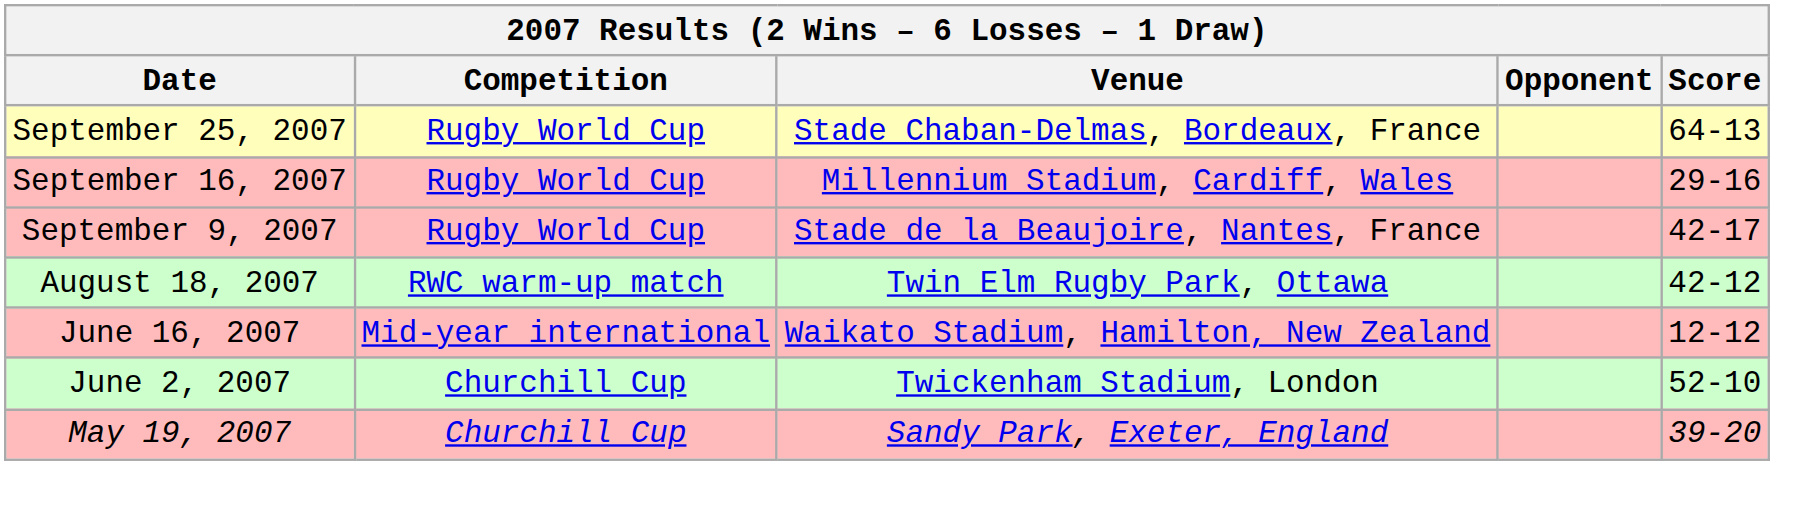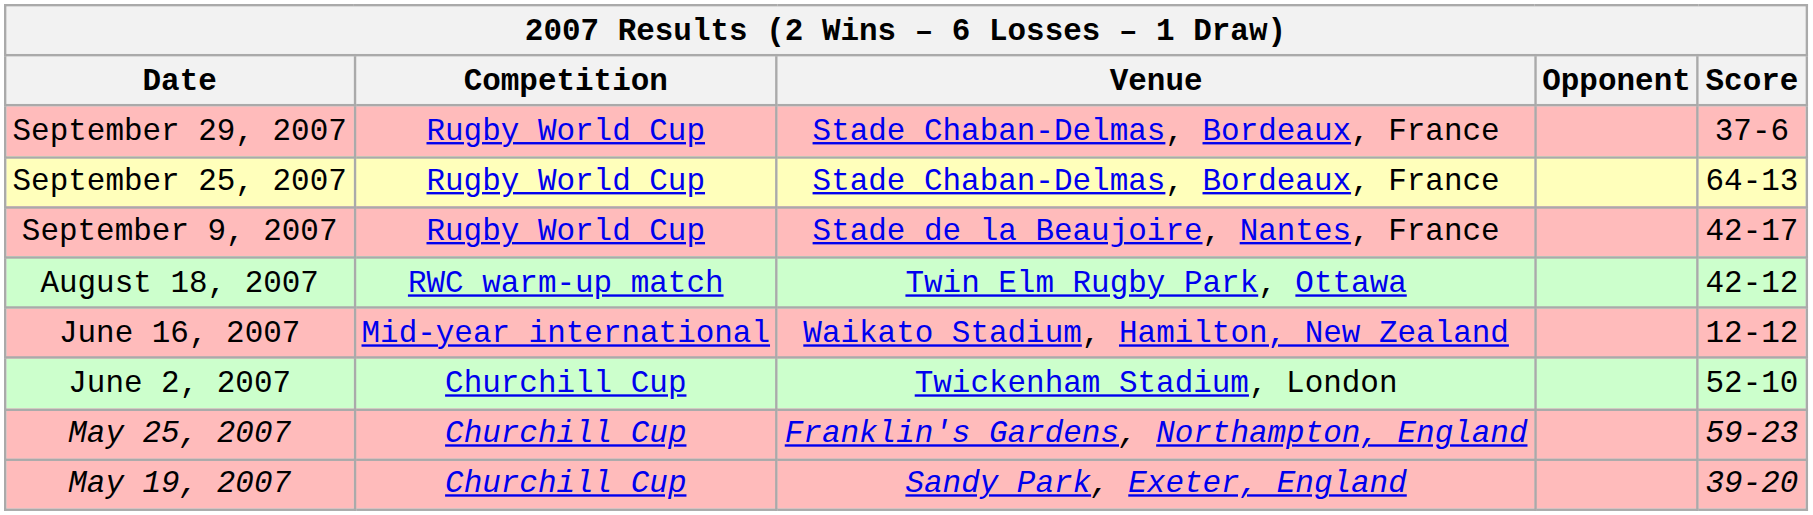+ row: (180, 131)
- row: (180, 182)
+ row: (180, 434)
